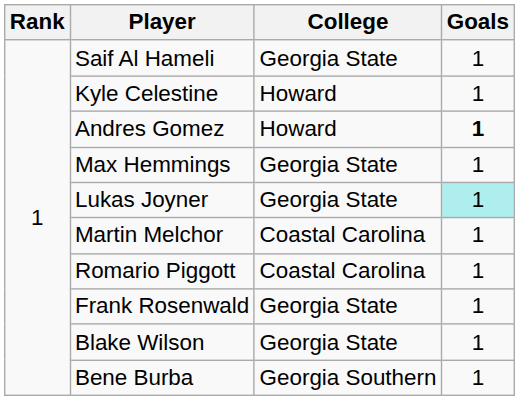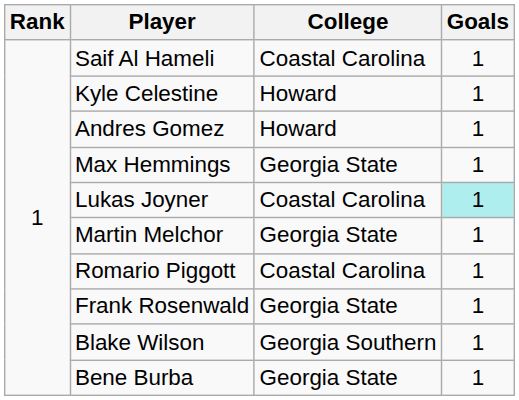(329, 57) Georgia State -> (342, 57) Coastal Carolina
(478, 128) bold -> (478, 128) normal
(329, 199) Georgia State -> (342, 199) Coastal Carolina
(342, 235) Coastal Carolina -> (329, 235) Georgia State
(329, 341) Georgia State -> (348, 341) Georgia Southern
(348, 377) Georgia Southern -> (329, 377) Georgia State
